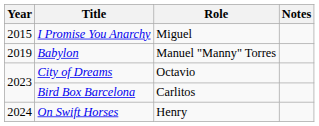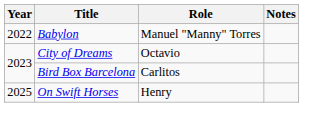- row: (94, 33)
(20, 53) 2019 -> (20, 33) 2022
(20, 111) 2024 -> (20, 92) 2025
